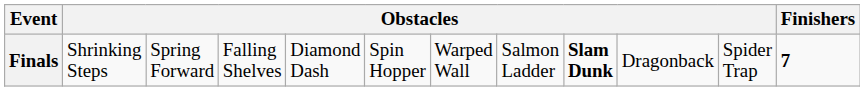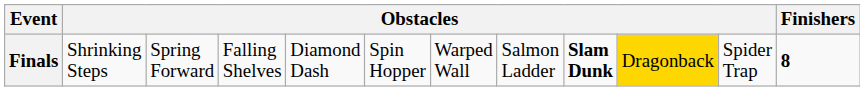(668, 60) no background -> (668, 60) gold background
(785, 60) 7 -> (785, 60) 8
